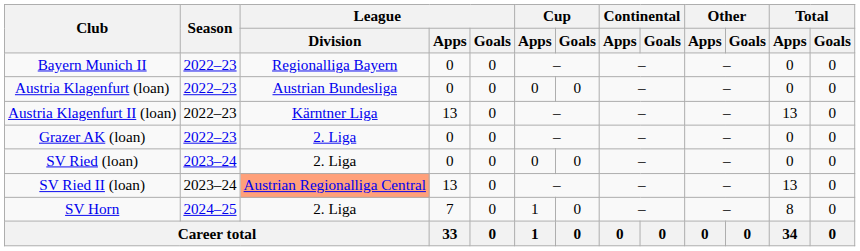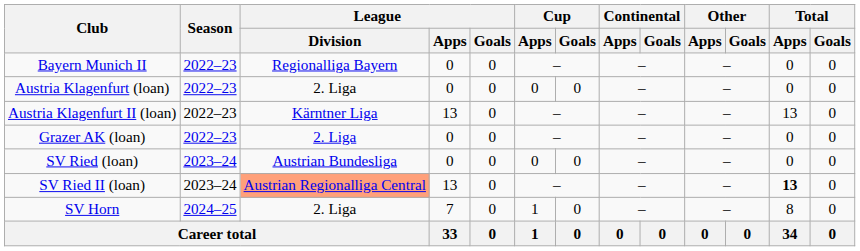(335, 88) Austrian Bundesliga -> (335, 88) 2. Liga
(335, 161) 2. Liga -> (335, 161) Austrian Bundesliga
(790, 185) normal -> (790, 185) bold
